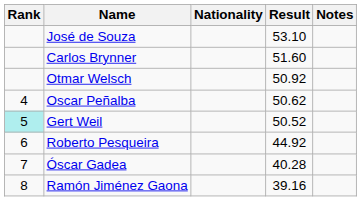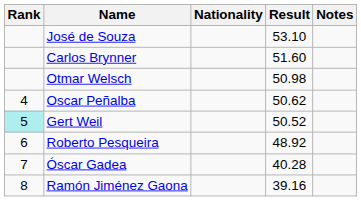(289, 79) 50.92 -> (289, 79) 50.98
(289, 143) 44.92 -> (289, 143) 48.92
